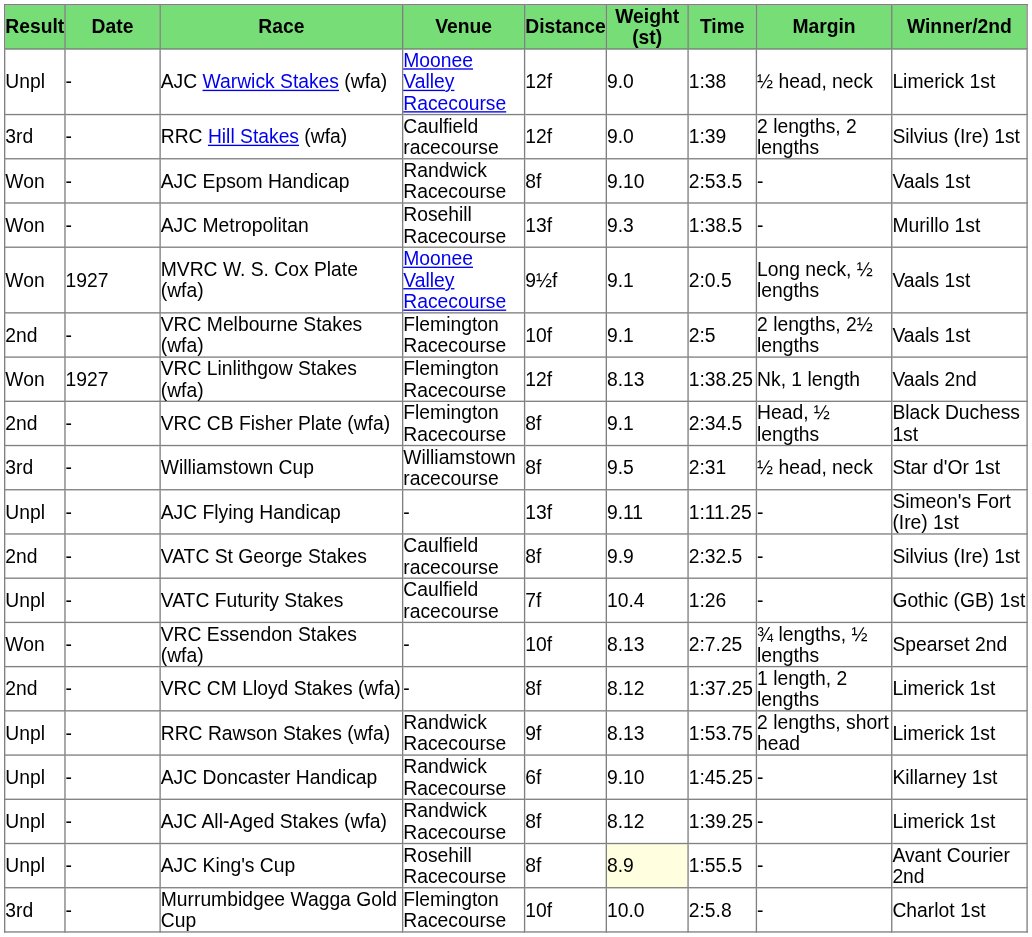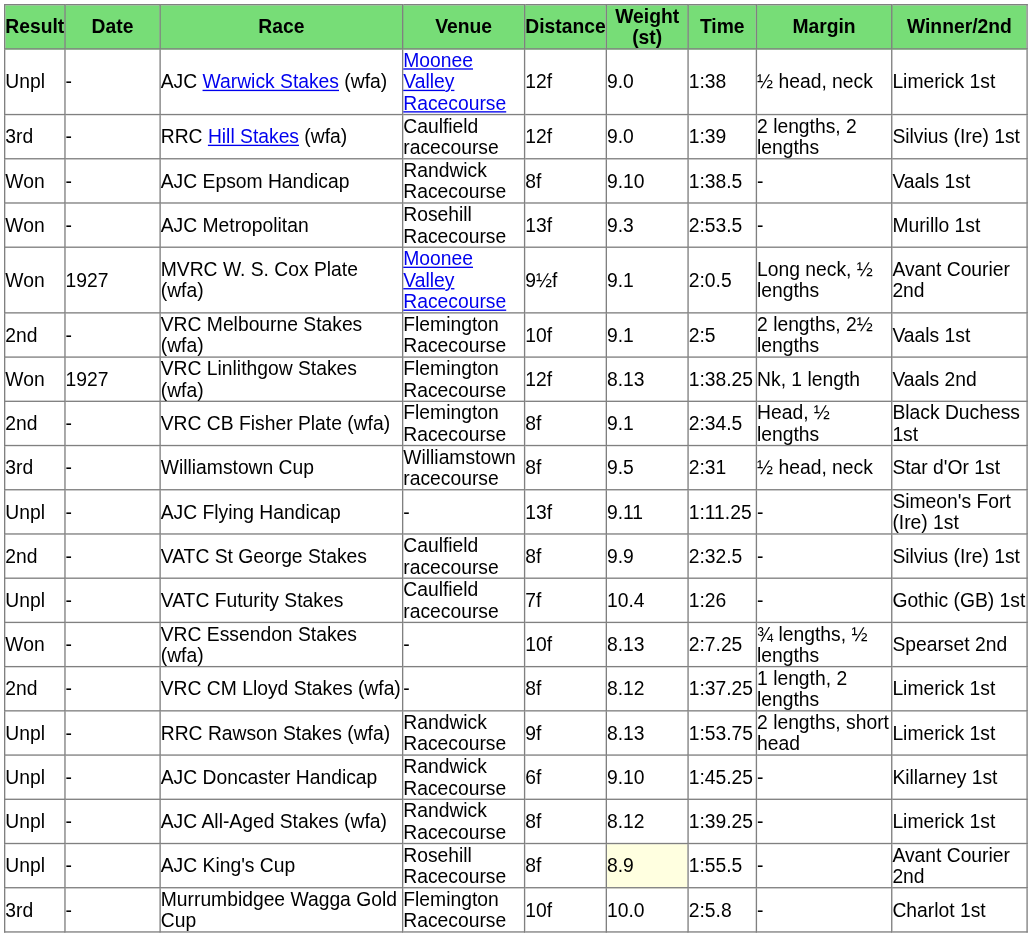(716, 181) 2:53.5 -> (716, 181) 1:38.5
(716, 225) 1:38.5 -> (716, 225) 2:53.5
(931, 280) Vaals 1st -> (951, 280) Avant Courier 2nd
